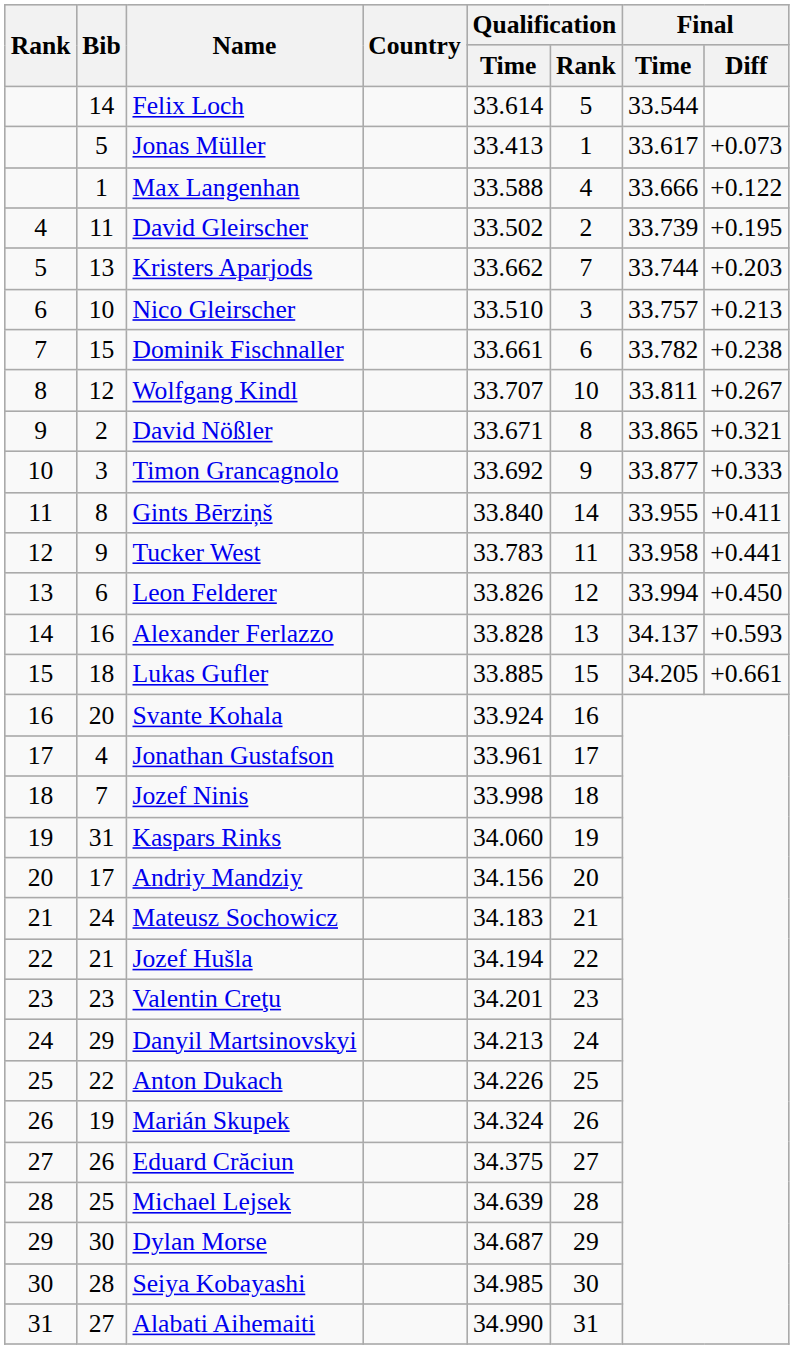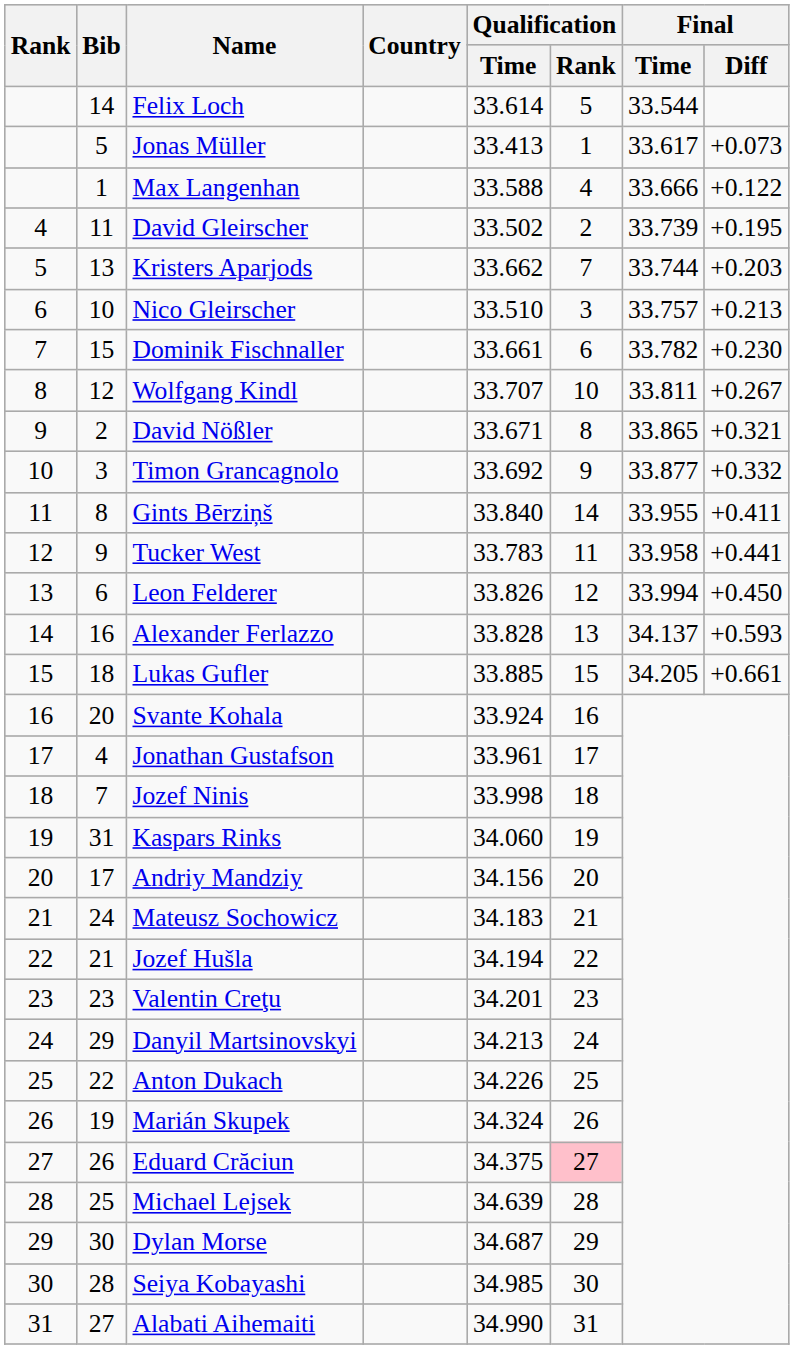(746, 349) +0.238 -> (746, 349) +0.230
(746, 471) +0.333 -> (746, 471) +0.332
(586, 1161) no background -> (586, 1161) pink background
